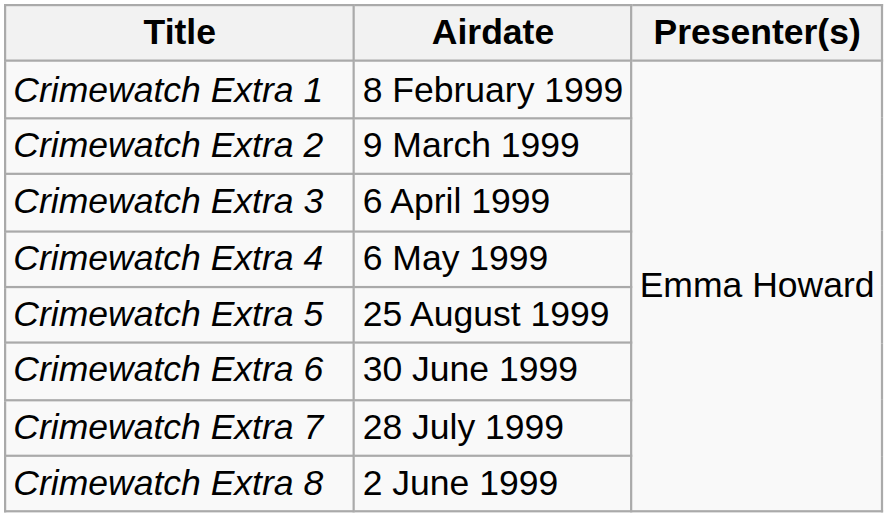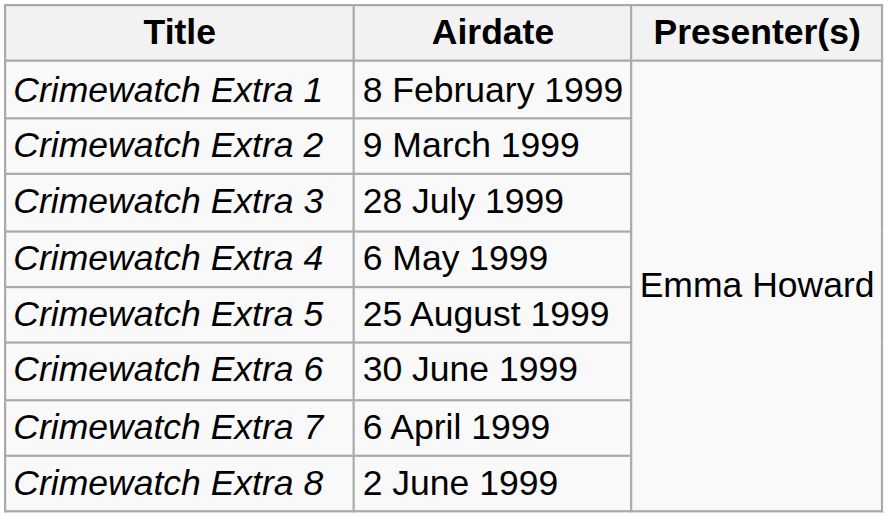(456, 201) 6 April 1999 -> (463, 201) 28 July 1999
(463, 426) 28 July 1999 -> (456, 426) 6 April 1999
